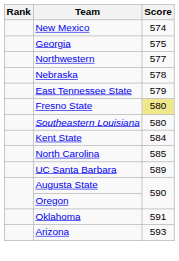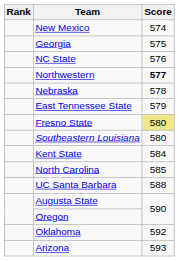+ row: (56, 59)
(158, 59) normal -> (158, 75) bold
(158, 169) 589 -> (158, 185) 588
(158, 216) 591 -> (158, 232) 592
